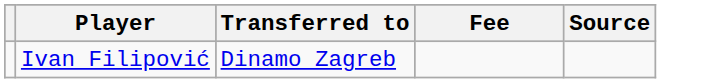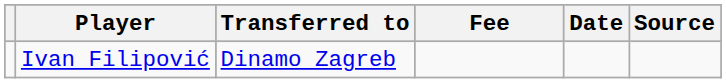+ column: (596, 23)
